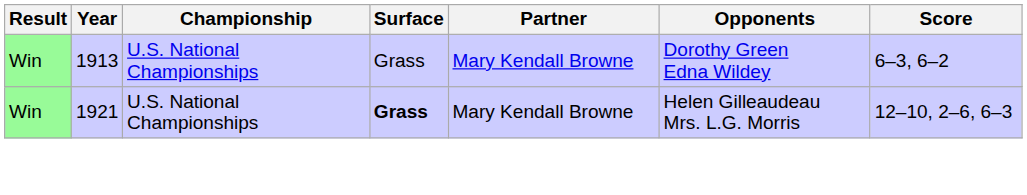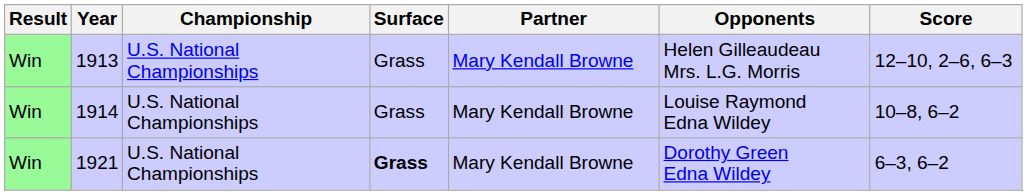(726, 60) Dorothy Green Edna Wildey -> (742, 60) Helen Gilleaudeau Mrs. L.G. Morris
(912, 60) 6–3, 6–2 -> (943, 60) 12–10, 2–6, 6–3
+ row: (97, 112)
(742, 112) Helen Gilleaudeau Mrs. L.G. Morris -> (726, 163) Dorothy Green Edna Wildey
(943, 112) 12–10, 2–6, 6–3 -> (912, 163) 6–3, 6–2
